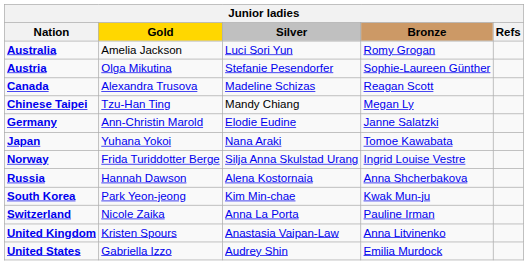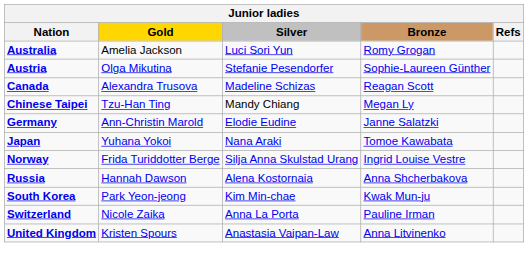- row: (44, 251)
